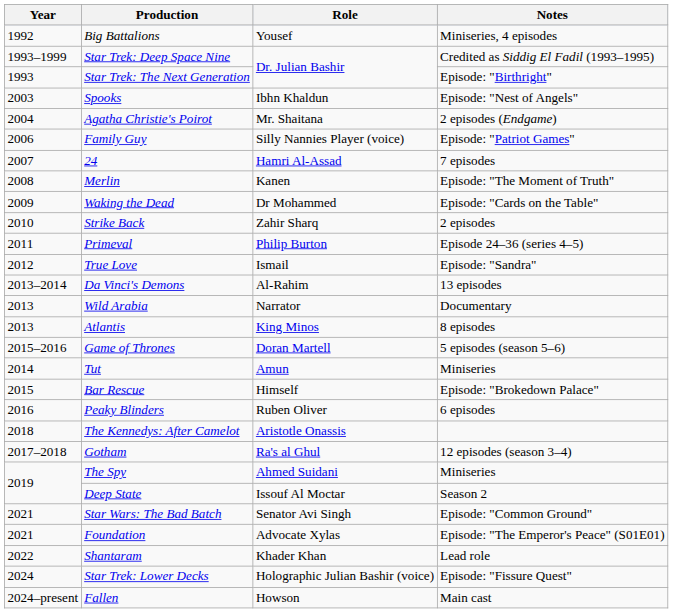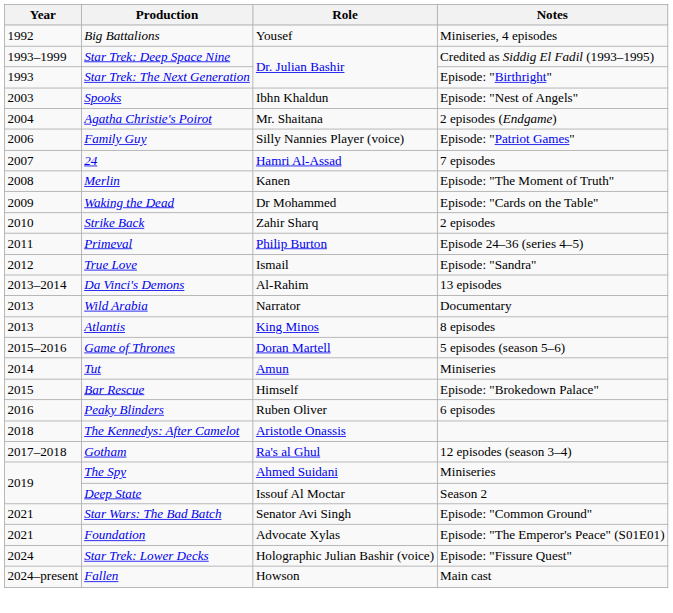- row: (113, 555)
